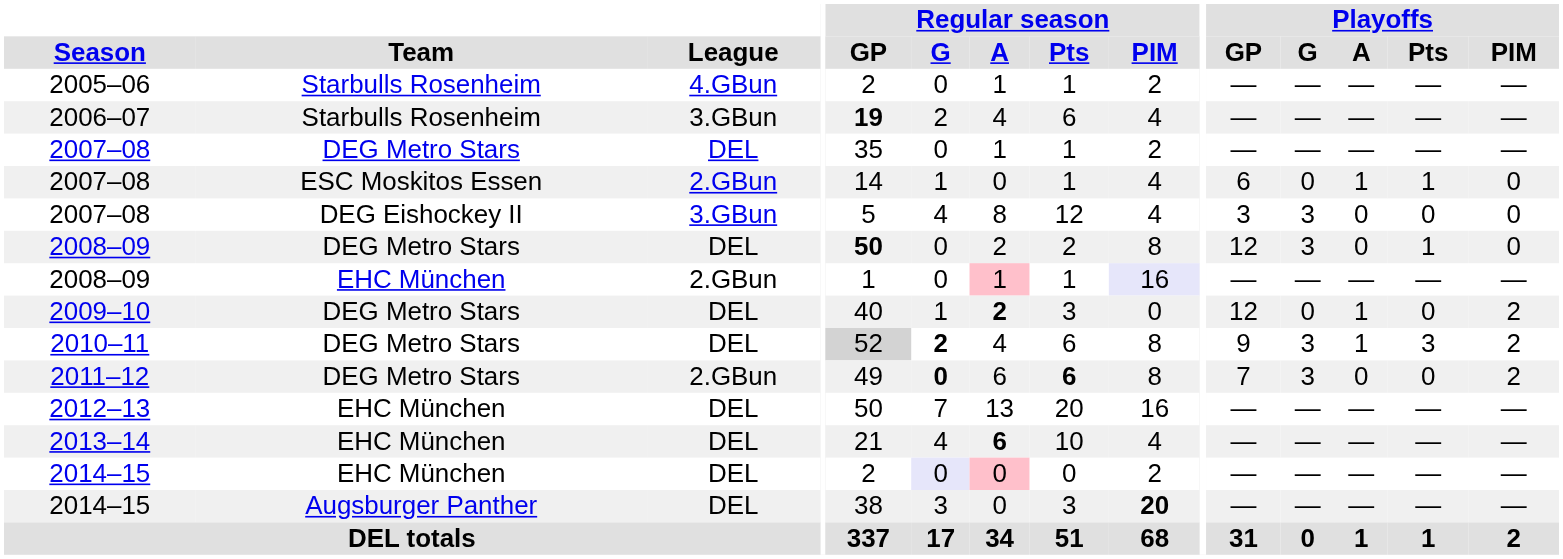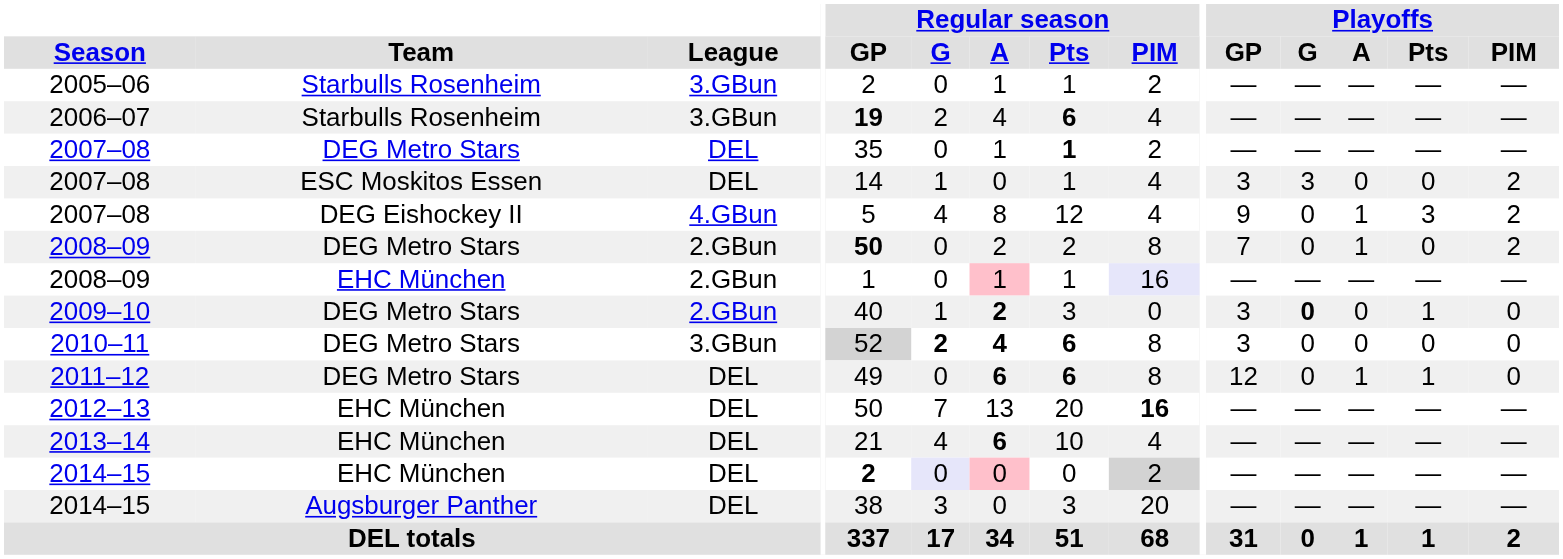(733, 84) 4.GBun -> (733, 84) 3.GBun
(1069, 117) normal -> (1069, 117) bold
(1069, 149) normal -> (1069, 149) bold
(733, 181) 2.GBun -> (733, 181) DEL
(1243, 181) 6 -> (1243, 181) 3
(1308, 181) 0 -> (1308, 181) 3
(1361, 181) 1 -> (1361, 181) 0
(1428, 181) 1 -> (1428, 181) 0
(1514, 181) 0 -> (1514, 181) 2
(733, 214) 3.GBun -> (733, 214) 4.GBun
(1243, 214) 3 -> (1243, 214) 9
(1308, 214) 3 -> (1308, 214) 0
(1361, 214) 0 -> (1361, 214) 1
(1428, 214) 0 -> (1428, 214) 3
(1514, 214) 0 -> (1514, 214) 2
(733, 246) DEL -> (733, 246) 2.GBun
(1243, 246) 12 -> (1243, 246) 7
(1308, 246) 3 -> (1308, 246) 0
(1361, 246) 0 -> (1361, 246) 1
(1428, 246) 1 -> (1428, 246) 0
(1514, 246) 0 -> (1514, 246) 2
(733, 311) DEL -> (733, 311) 2.GBun
(1243, 311) 12 -> (1243, 311) 3
(1308, 311) normal -> (1308, 311) bold
(1361, 311) 1 -> (1361, 311) 0
(1428, 311) 0 -> (1428, 311) 1
(1514, 311) 2 -> (1514, 311) 0
(733, 343) DEL -> (733, 343) 3.GBun
(1000, 343) normal -> (1000, 343) bold
(1069, 343) normal -> (1069, 343) bold
(1243, 343) 9 -> (1243, 343) 3
(1308, 343) 3 -> (1308, 343) 0
(1361, 343) 1 -> (1361, 343) 0
(1428, 343) 3 -> (1428, 343) 0
(1514, 343) 2 -> (1514, 343) 0
(733, 376) 2.GBun -> (733, 376) DEL
(941, 376) bold -> (941, 376) normal
(1000, 376) normal -> (1000, 376) bold
(1243, 376) 7 -> (1243, 376) 12
(1308, 376) 3 -> (1308, 376) 0
(1361, 376) 0 -> (1361, 376) 1
(1428, 376) 0 -> (1428, 376) 1
(1514, 376) 2 -> (1514, 376) 0
(1155, 408) normal -> (1155, 408) bold
(868, 473) normal -> (868, 473) bold
(1155, 473) no background -> (1155, 473) lightgrey background
(1155, 505) bold -> (1155, 505) normal
